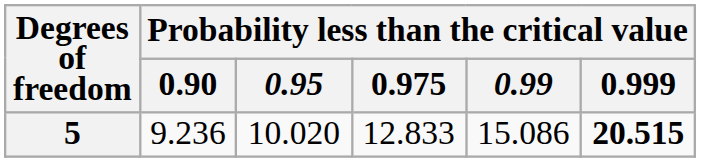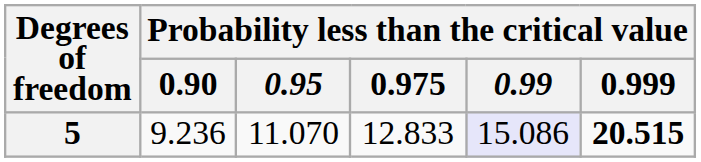(294, 134) 10.020 -> (294, 134) 11.070
(523, 134) no background -> (523, 134) lavender background
